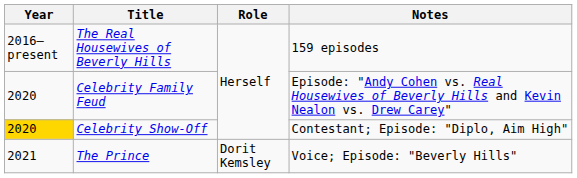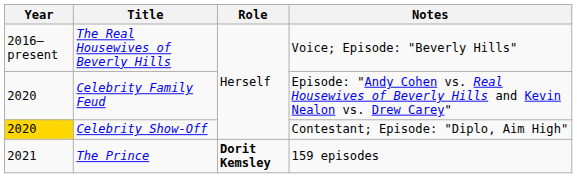(335, 48) 159 episodes -> (404, 48) Voice; Episode: "Beverly Hills"
(245, 156) normal -> (245, 156) bold
(404, 156) Voice; Episode: "Beverly Hills" -> (335, 156) 159 episodes
